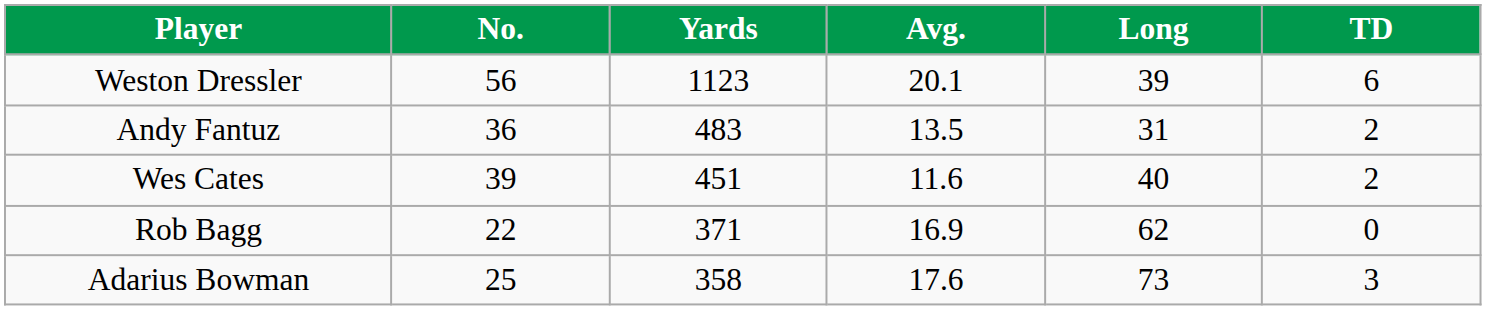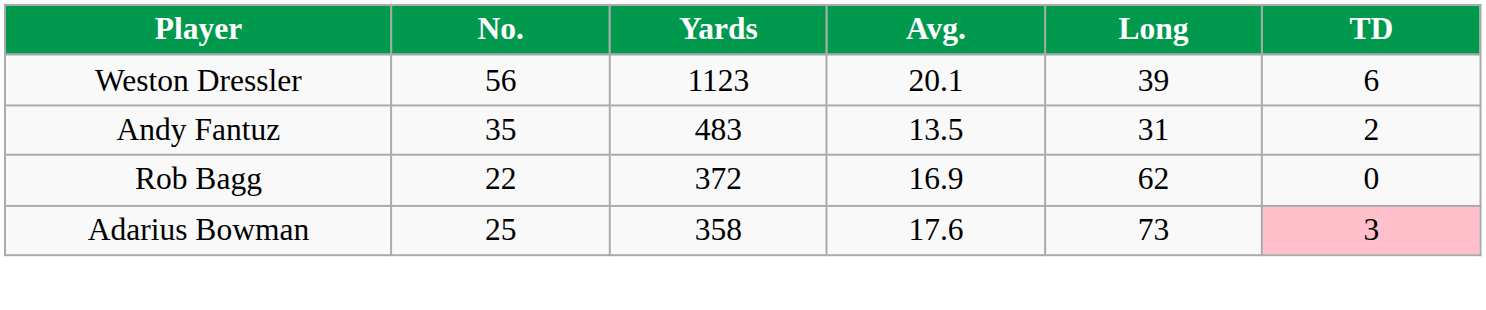(501, 129) 36 -> (501, 129) 35
- row: (198, 179)
(718, 229) 371 -> (718, 179) 372
(1371, 279) no background -> (1371, 229) pink background
